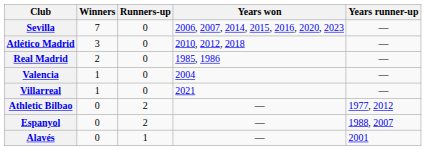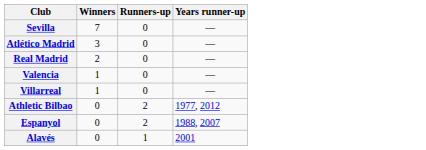- column: (260, 12)
